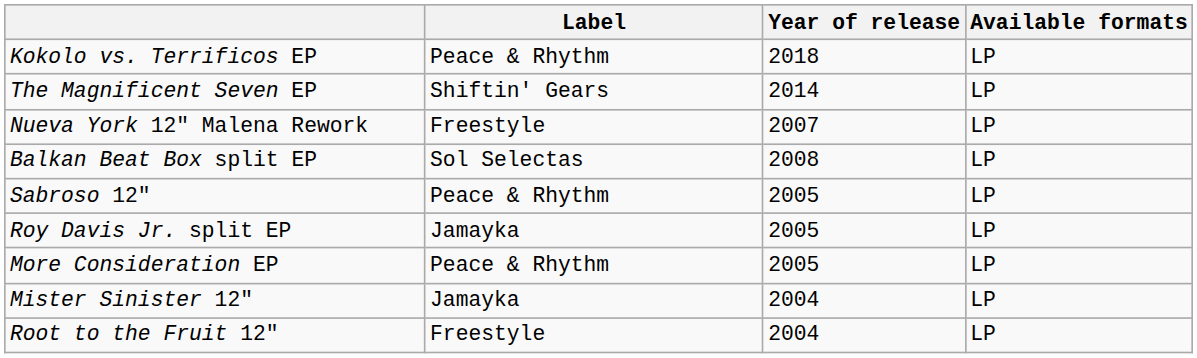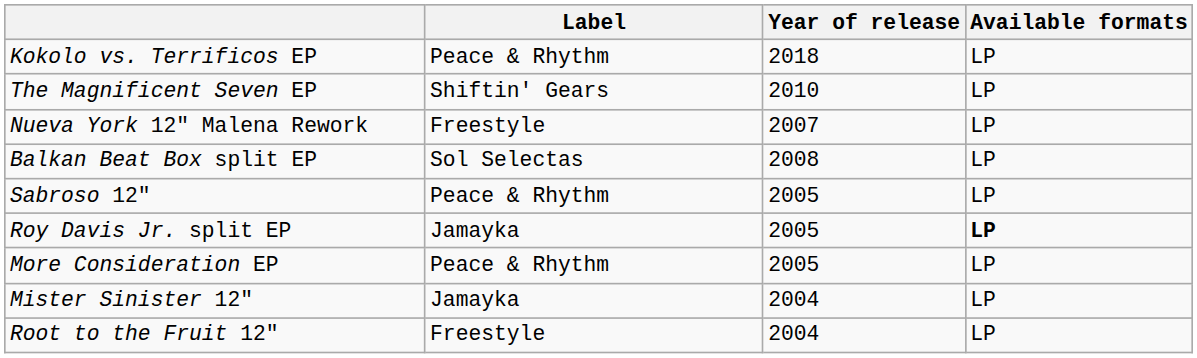(794, 92) 2014 -> (794, 92) 2010
(983, 231) normal -> (983, 231) bold
